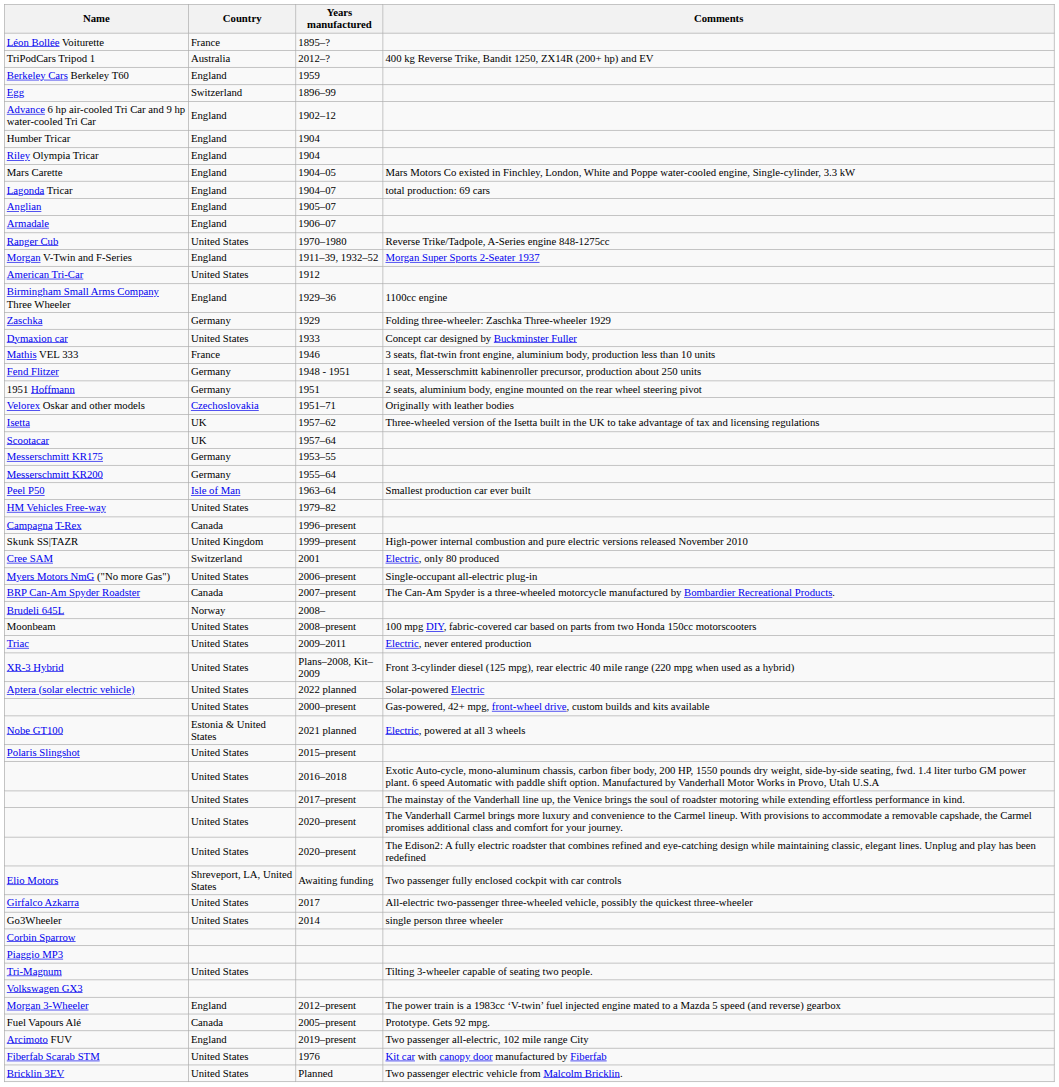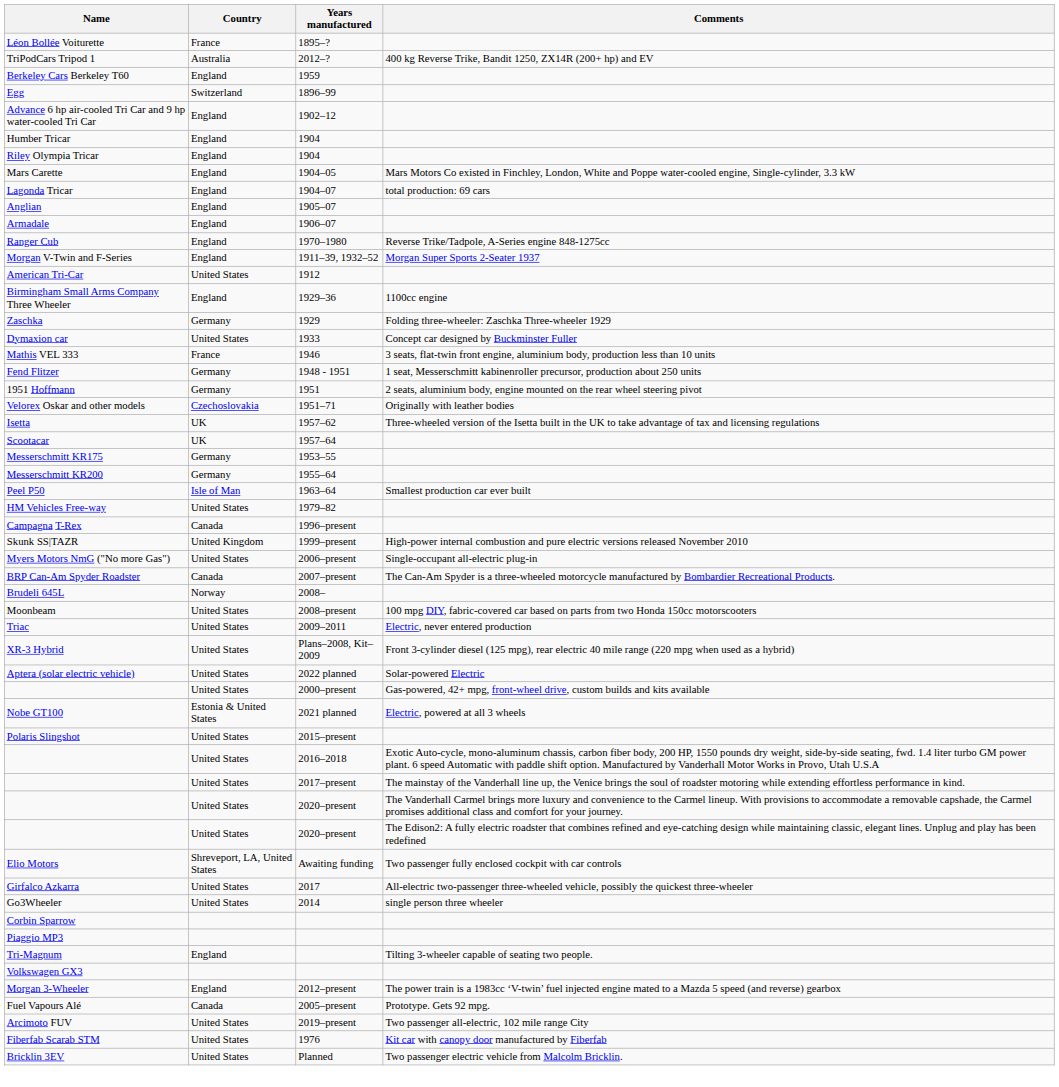(220, 241) United States -> (209, 241) England
- row: (30, 559)
(220, 971) United States -> (209, 954) England
(209, 1039) England -> (220, 1022) United States
